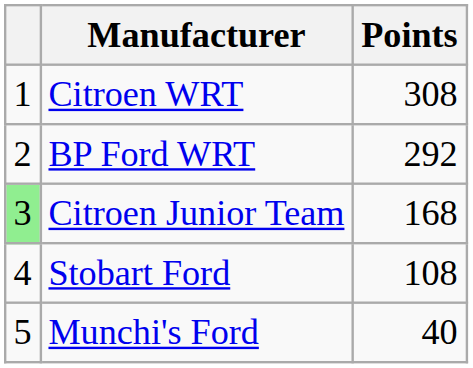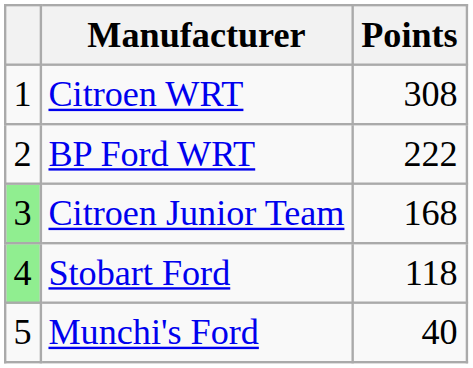(431, 153) 292 -> (431, 153) 222
(23, 273) no background -> (23, 273) lightgreen background
(431, 273) 108 -> (431, 273) 118
